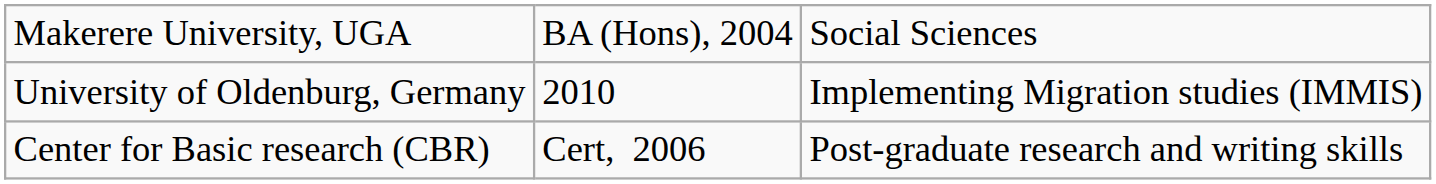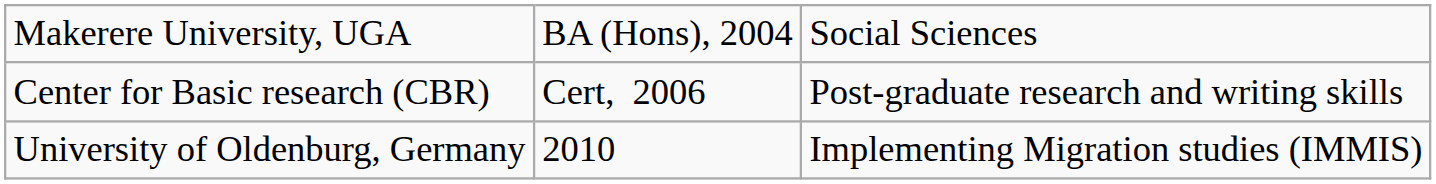rows swapped: (252, 149) <-> (270, 91)
